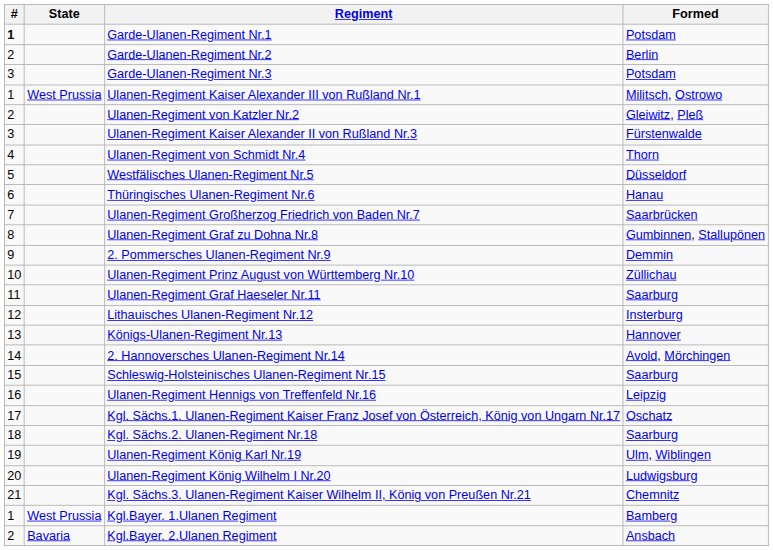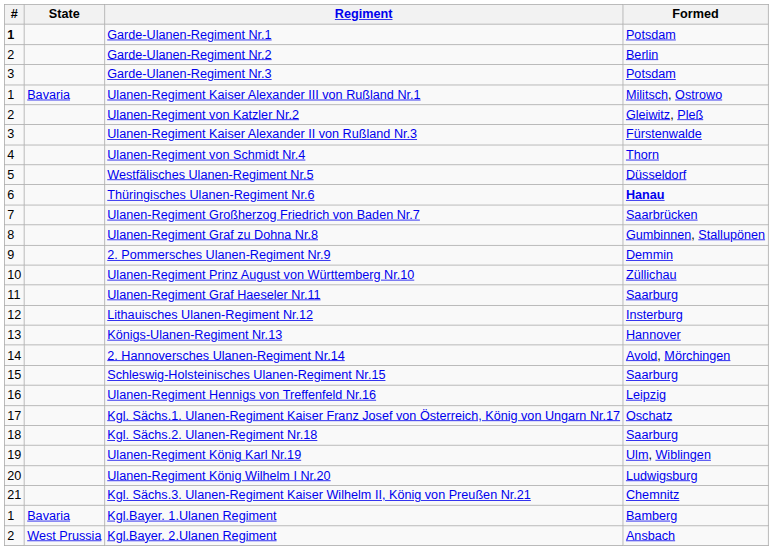(64, 94) West Prussia -> (49, 94) Bavaria
(645, 194) normal -> (645, 194) bold
(64, 515) West Prussia -> (49, 515) Bavaria
(49, 535) Bavaria -> (64, 535) West Prussia
